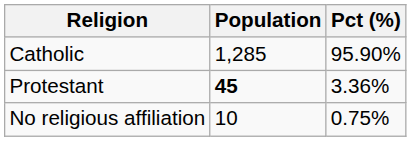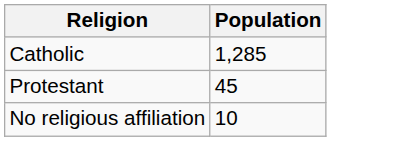- column: (366, 20)
(226, 86) bold -> (226, 86) normal
